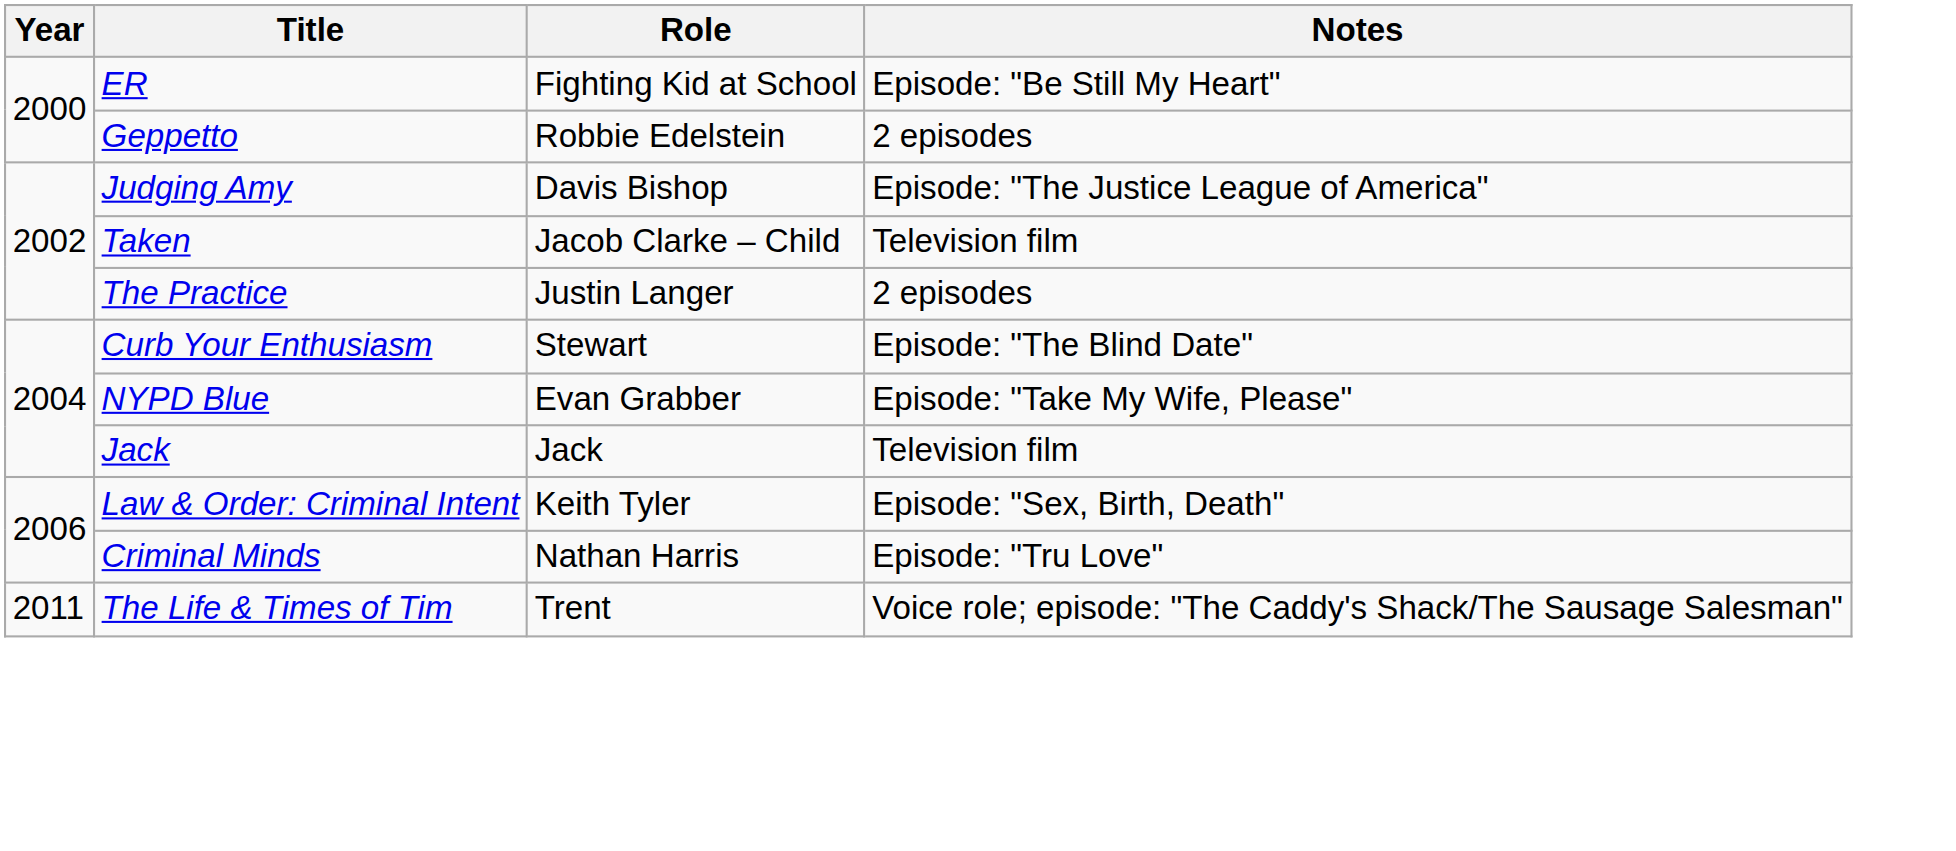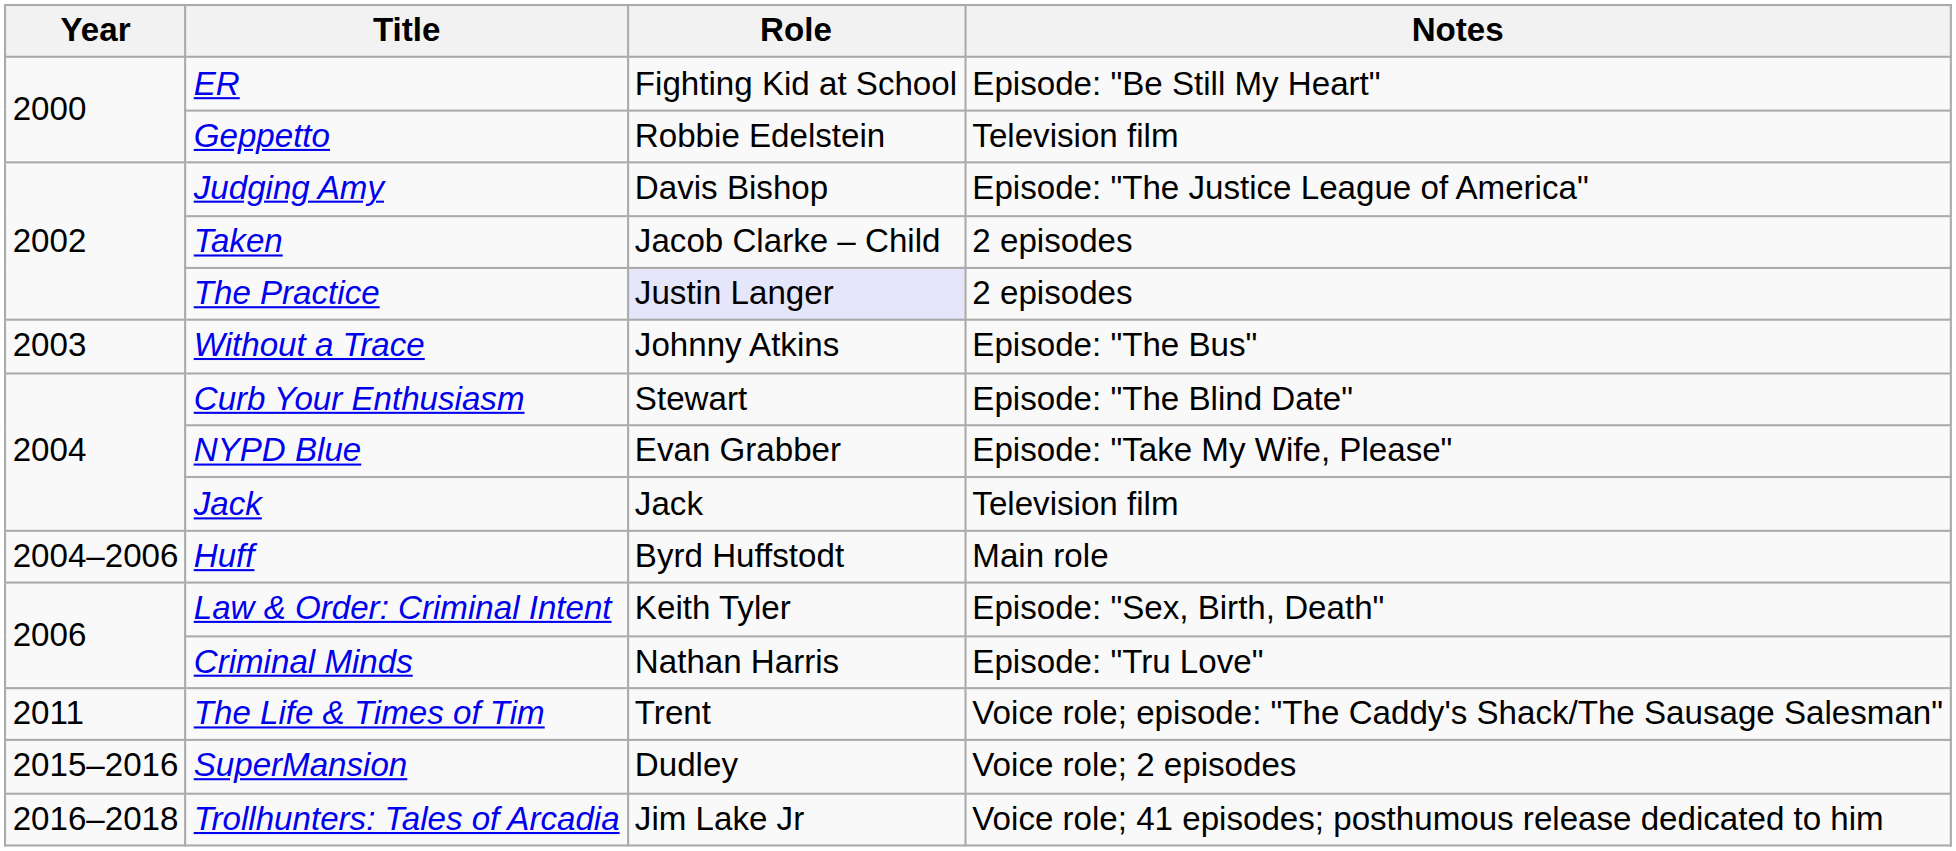(952, 135) 2 episodes -> (1075, 135) Television film
(975, 240) Television film -> (1052, 240) 2 episodes
(634, 293) no background -> (734, 293) lavender background
+ row: (309, 345)
+ row: (224, 556)
+ row: (301, 766)
+ row: (407, 818)
